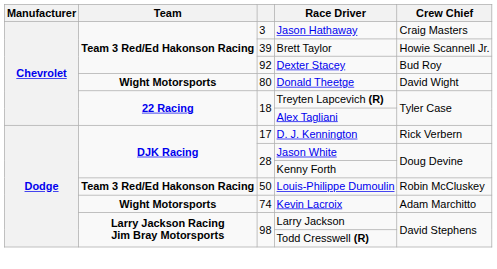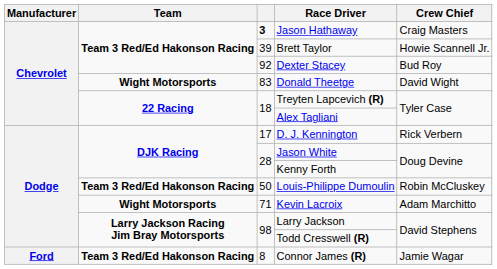(262, 31) normal -> (262, 31) bold
(265, 83) 80 -> (265, 83) 83
(265, 204) 74 -> (265, 204) 71
+ row: (321, 256)
